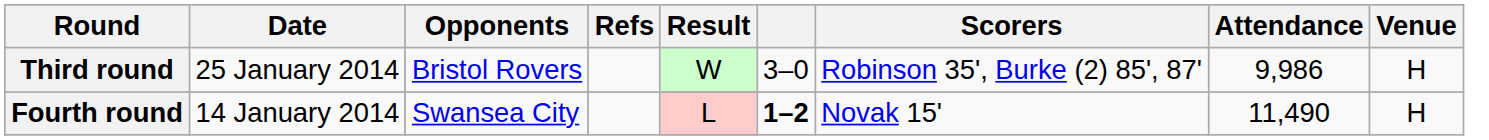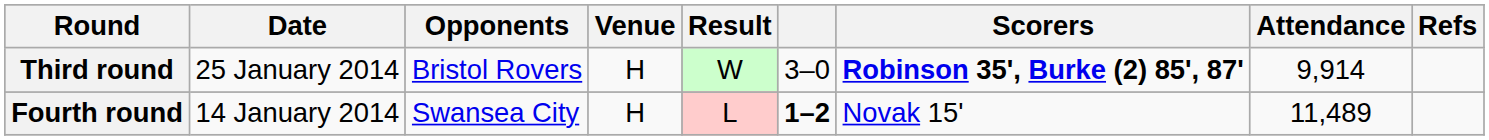columns swapped: (1417, 26) <-> (624, 26)
(1012, 69) normal -> (1043, 69) bold
(1289, 69) 9,986 -> (1331, 69) 9,914
(1289, 112) 11,490 -> (1331, 112) 11,489
